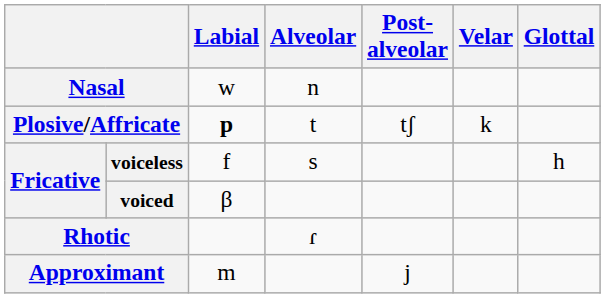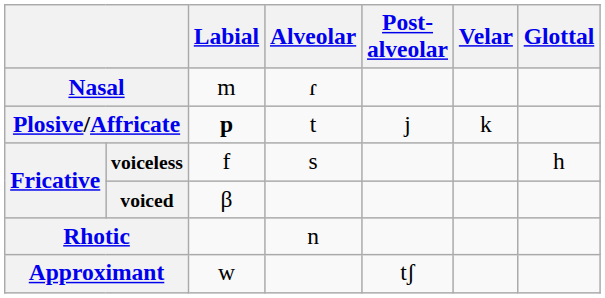(226, 86) w -> (226, 86) m
(313, 86) n -> (313, 86) ɾ
(408, 124) tʃ -> (408, 124) j
(313, 236) ɾ -> (313, 236) n
(226, 273) m -> (226, 273) w
(408, 273) j -> (408, 273) tʃ
